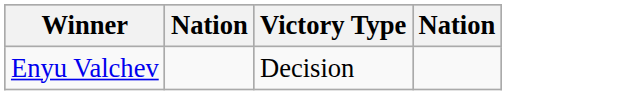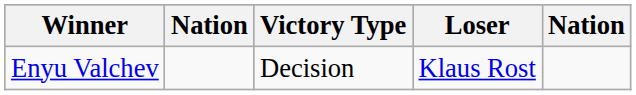+ column: (477, 25)
